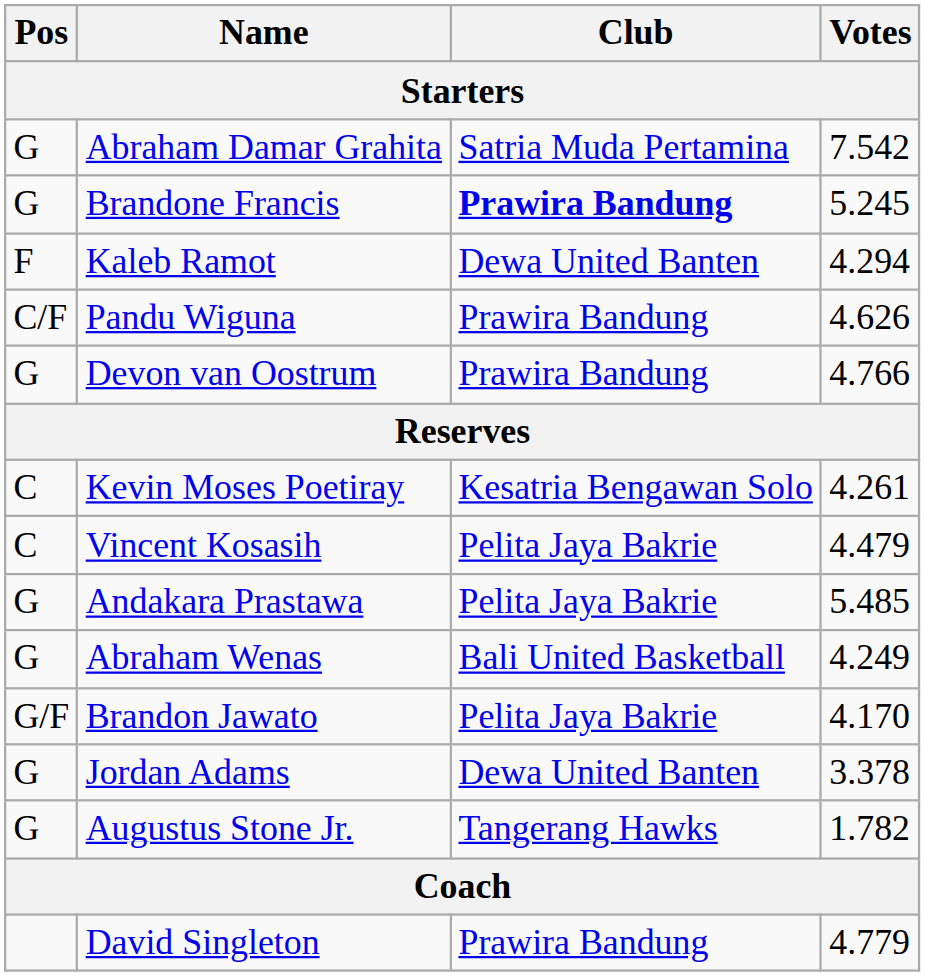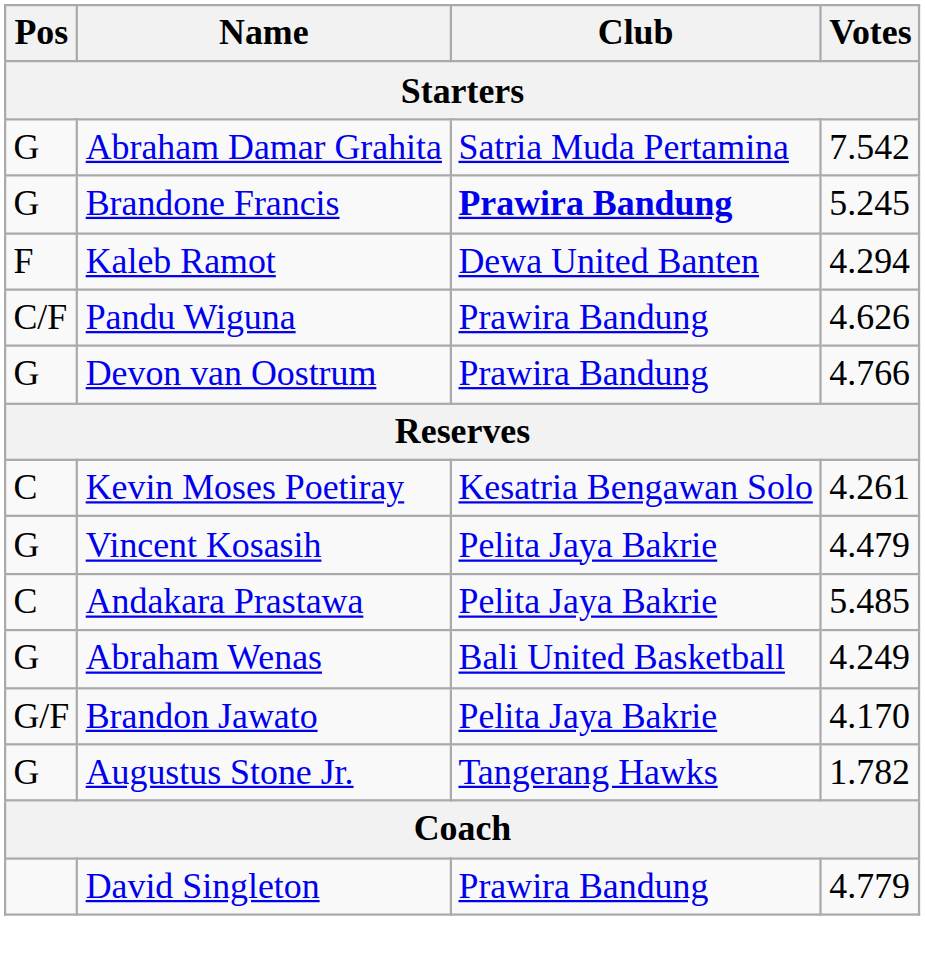(25, 544) C -> (26, 544) G
(26, 601) G -> (25, 601) C
- row: (188, 771)
